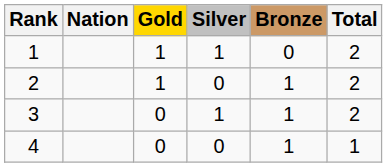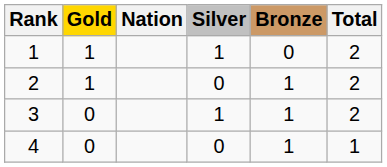columns swapped: (98, 20) <-> (160, 20)
